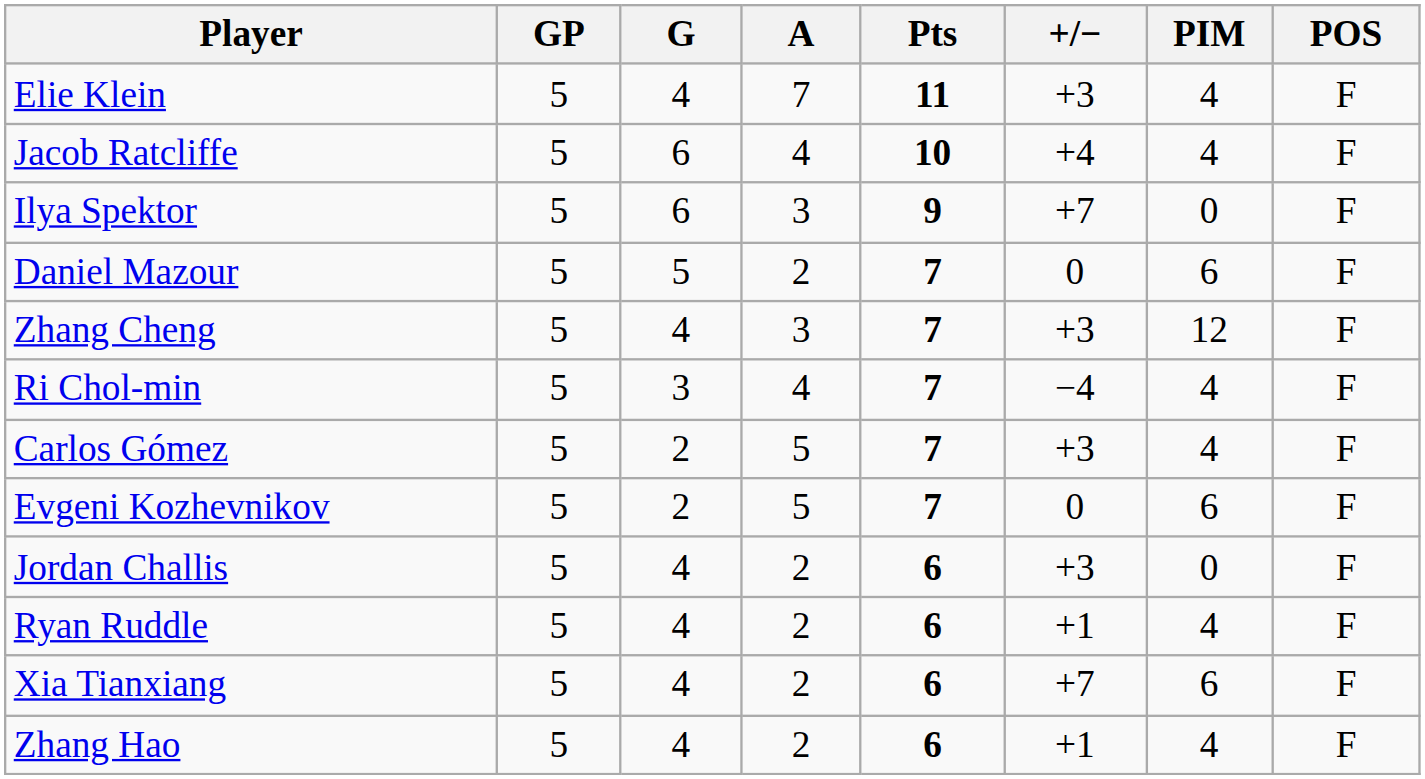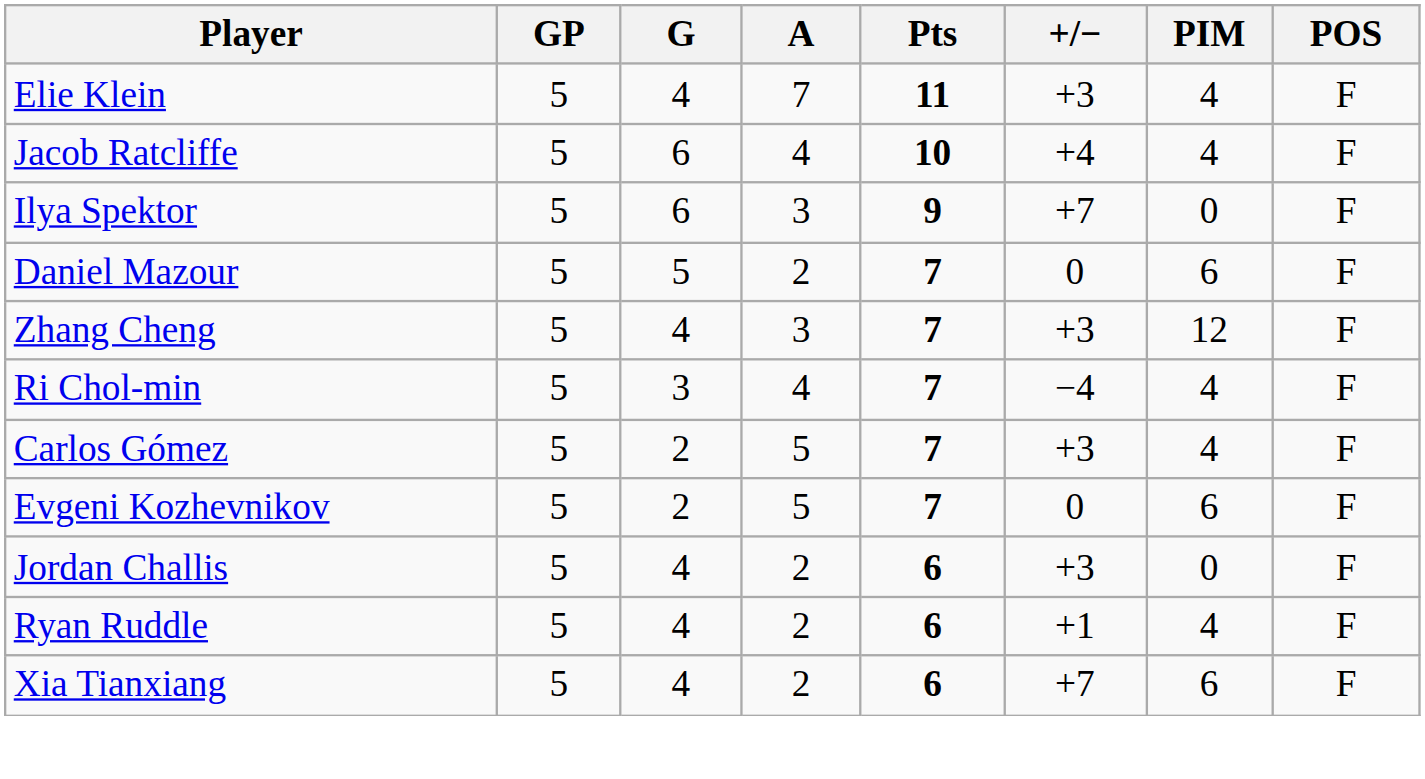- row: (97, 743)
